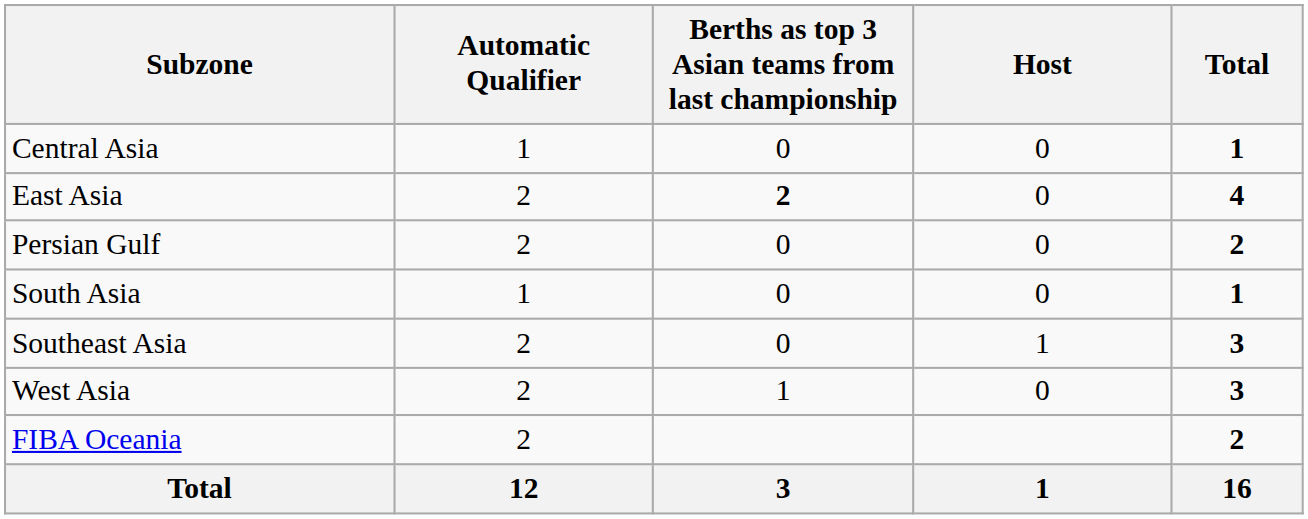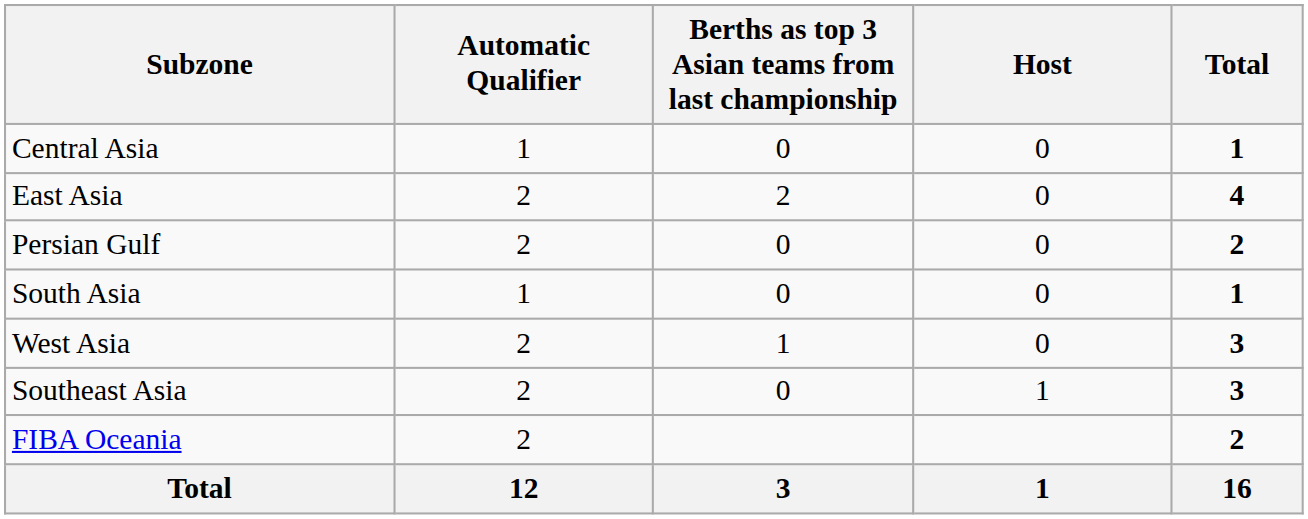(783, 196) bold -> (783, 196) normal
rows swapped: (99, 342) <-> (71, 391)
